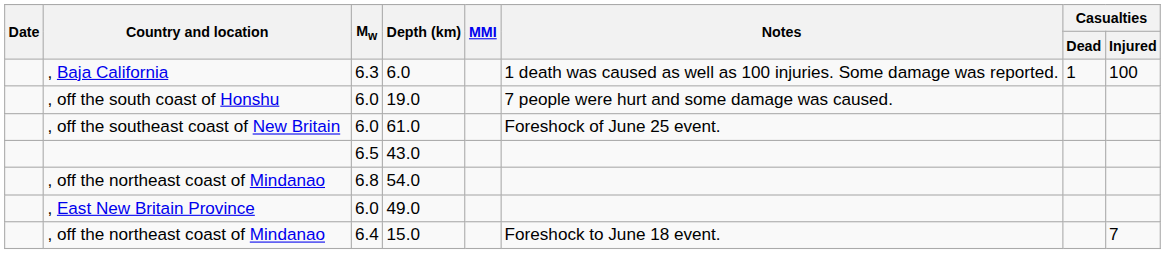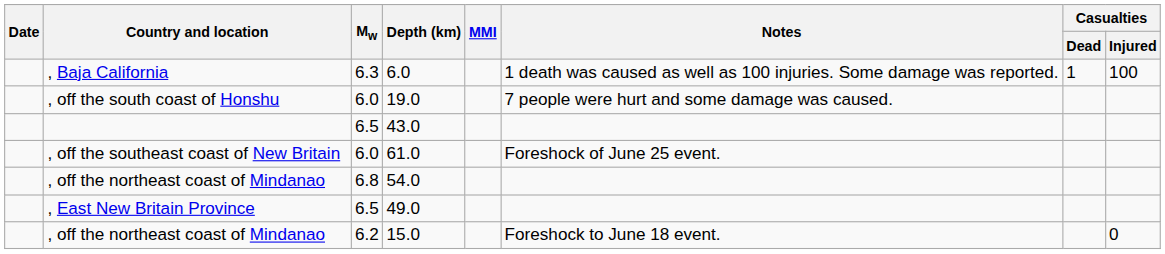rows swapped: (403, 126) <-> (403, 153)
(367, 208) 6.0 -> (367, 208) 6.5
(367, 235) 6.4 -> (367, 235) 6.2
(1114, 235) 7 -> (1114, 235) 0
